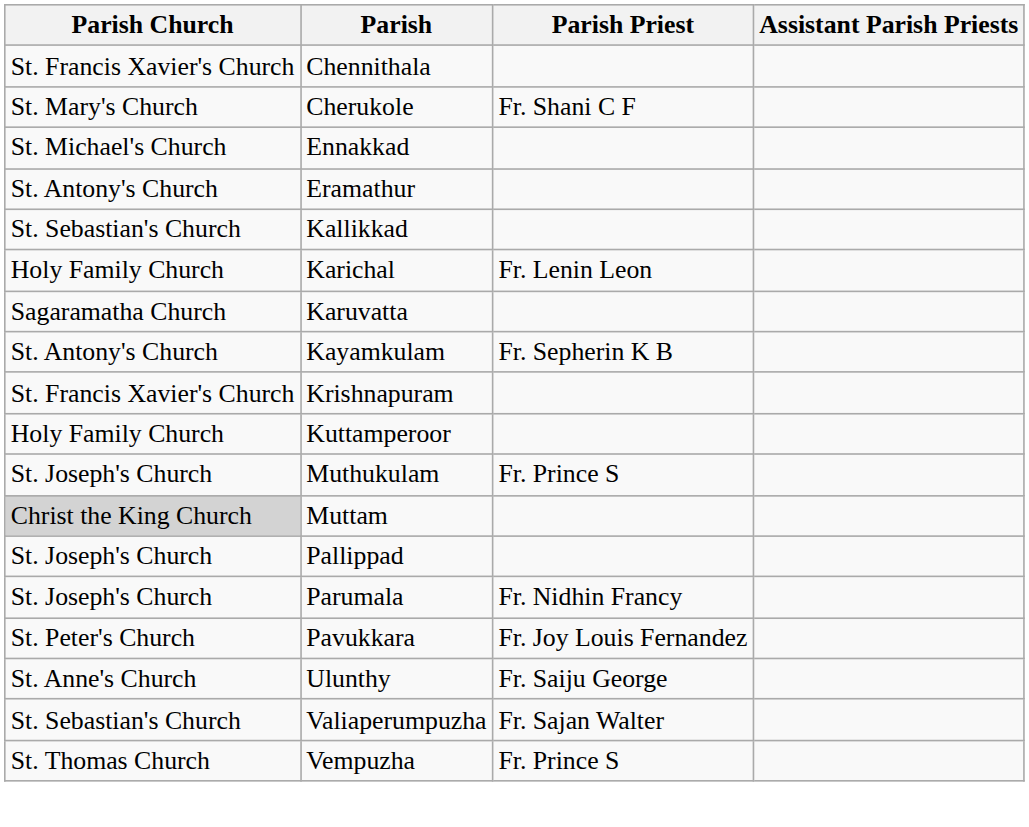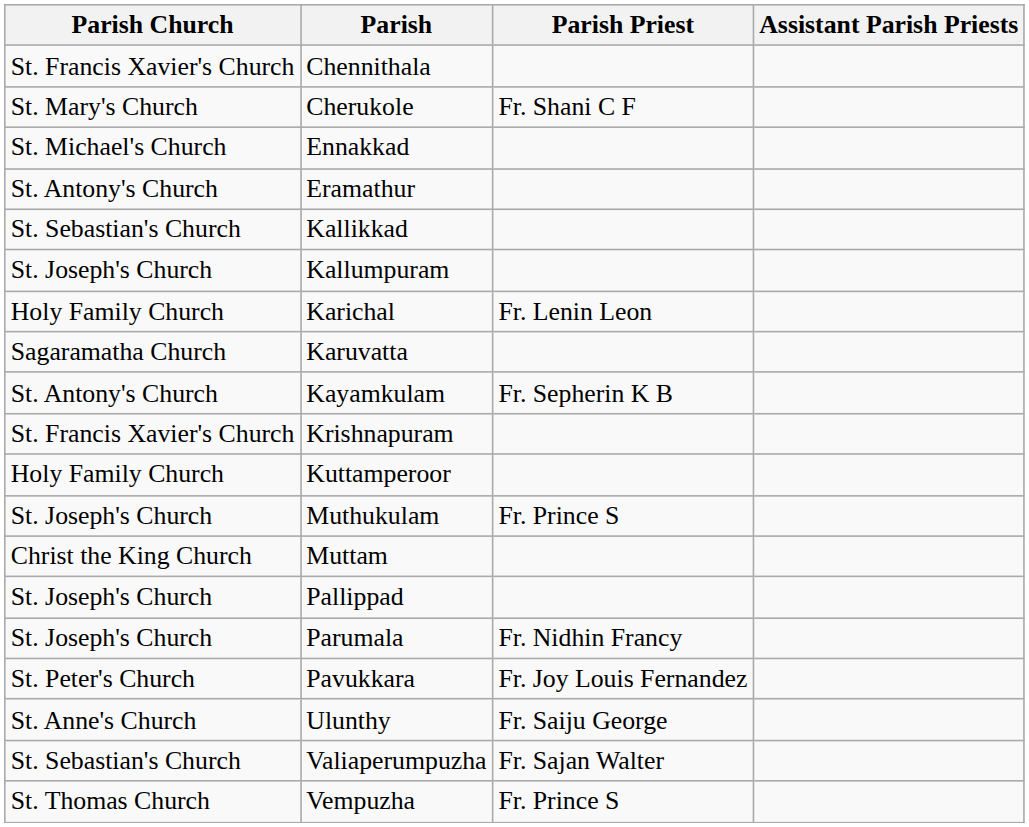+ row: (378, 270)
(131, 515) lightgrey background -> (131, 556) no background
